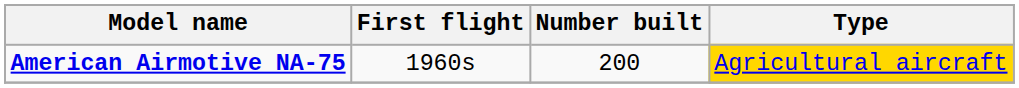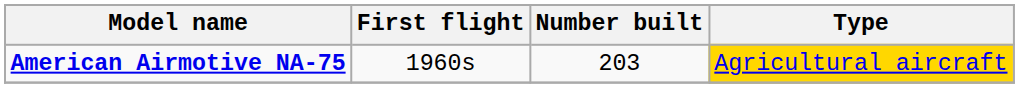(619, 63) 200 -> (619, 63) 203
